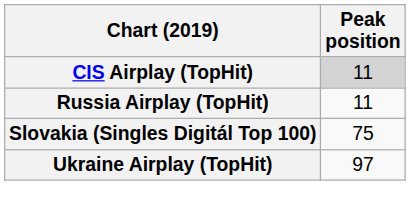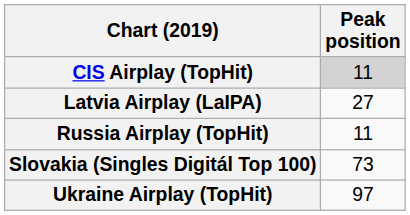+ row: (163, 103)
(363, 133) 75 -> (363, 164) 73
